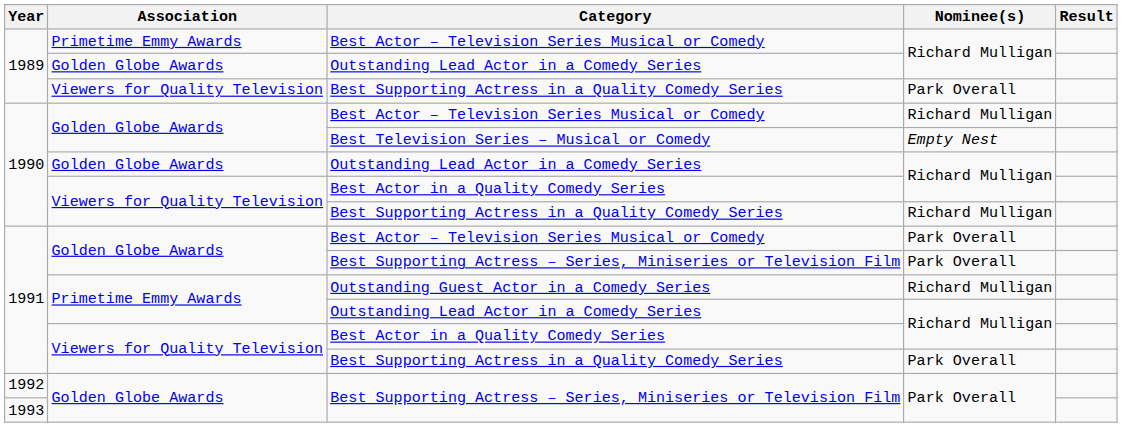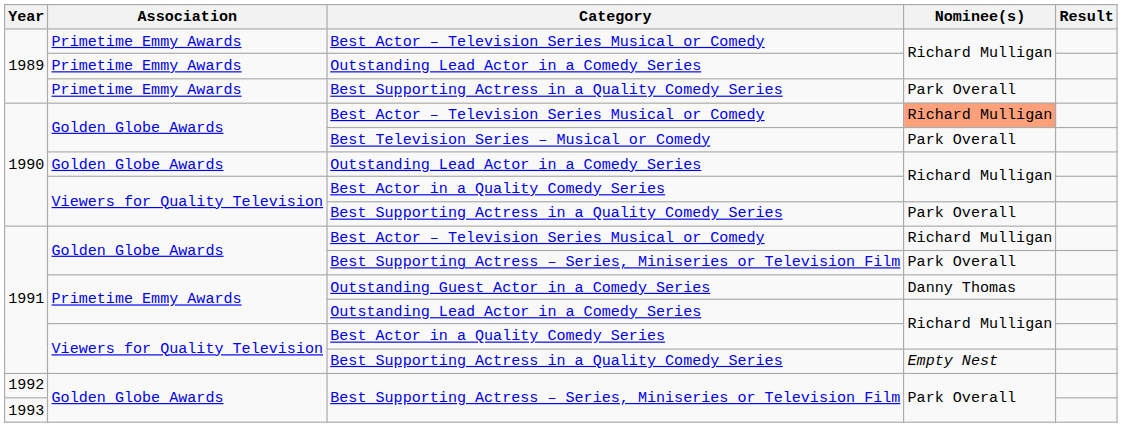(138, 66) Golden Globe Awards -> (147, 66) Primetime Emmy Awards
(187, 91) Viewers for Quality Television -> (147, 91) Primetime Emmy Awards
(980, 115) no background -> (980, 115) lightsalmon background
(953, 140) Empty Nest -> (962, 140) Park Overall
(980, 213) Richard Mulligan -> (962, 213) Park Overall
(962, 238) Park Overall -> (980, 238) Richard Mulligan
(980, 287) Richard Mulligan -> (962, 287) Danny Thomas
(962, 361) Park Overall -> (953, 361) Empty Nest
